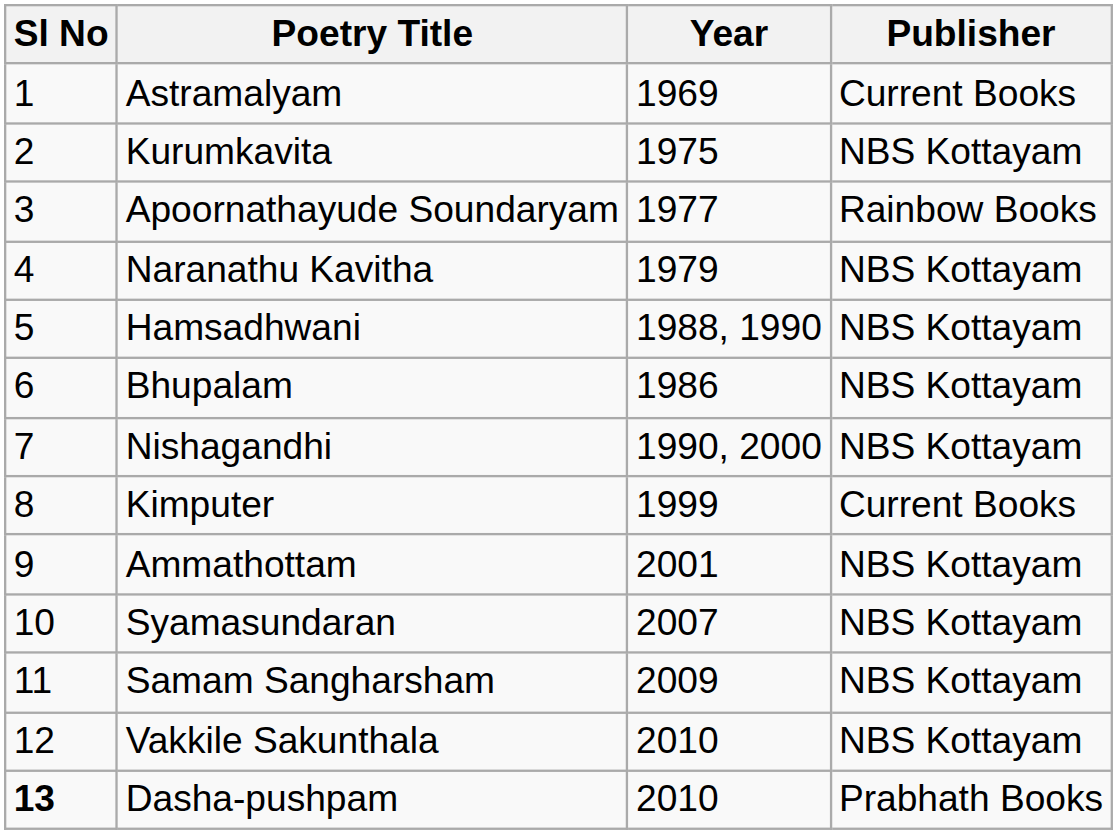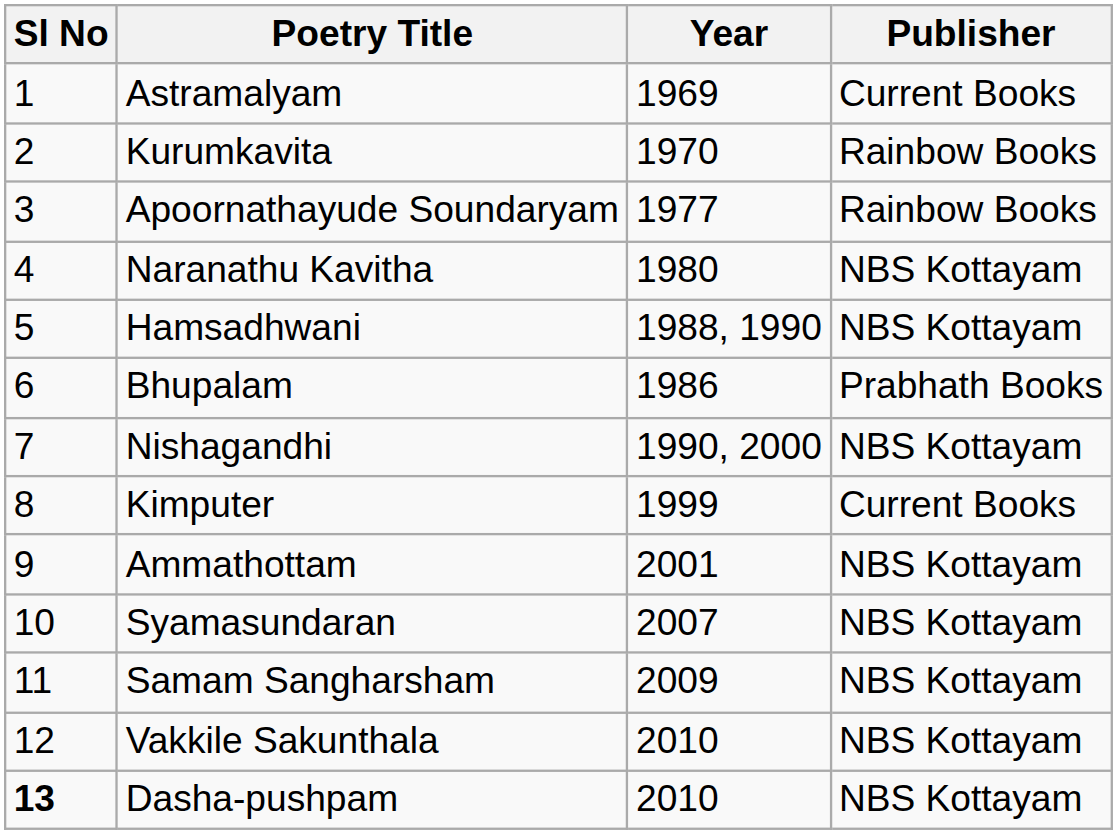(677, 151) 1975 -> (677, 151) 1970
(961, 151) NBS Kottayam -> (968, 151) Rainbow Books
(677, 269) 1979 -> (677, 269) 1980
(961, 387) NBS Kottayam -> (971, 387) Prabhath Books
(971, 799) Prabhath Books -> (961, 799) NBS Kottayam
